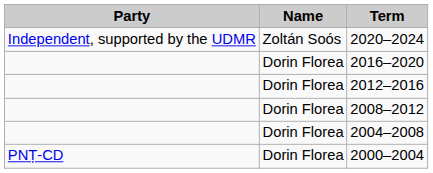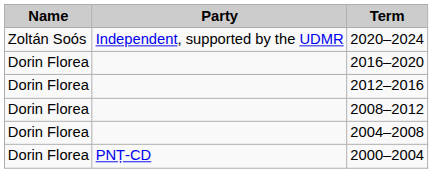columns swapped: (132, 16) <-> (303, 16)
